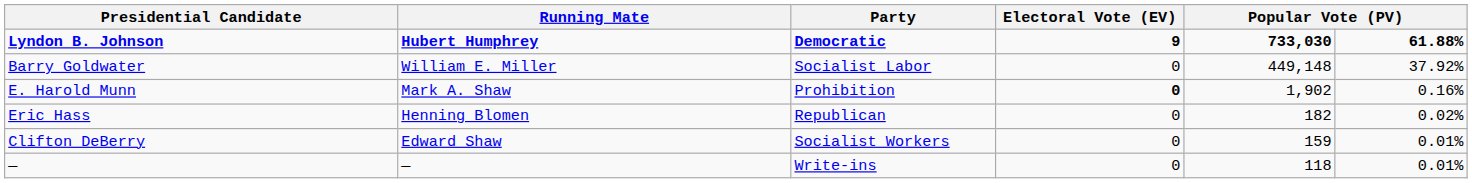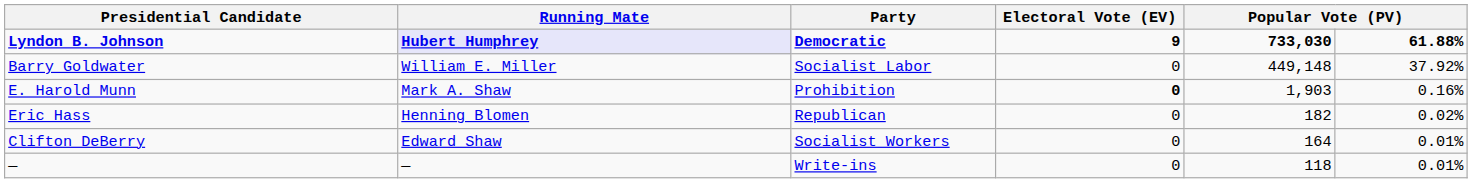(470, 42) no background -> (470, 42) lavender background
(1309, 91) 1,902 -> (1309, 91) 1,903
(1318, 141) 159 -> (1318, 141) 164
